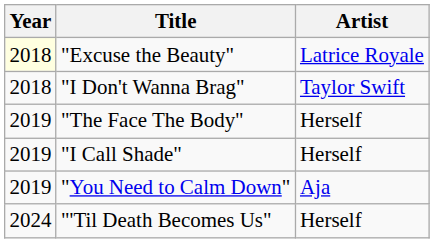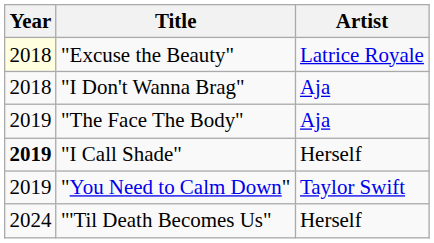(353, 87) Taylor Swift -> (315, 87) Aja
(331, 120) Herself -> (315, 120) Aja
(30, 154) normal -> (30, 154) bold
(315, 187) Aja -> (353, 187) Taylor Swift
